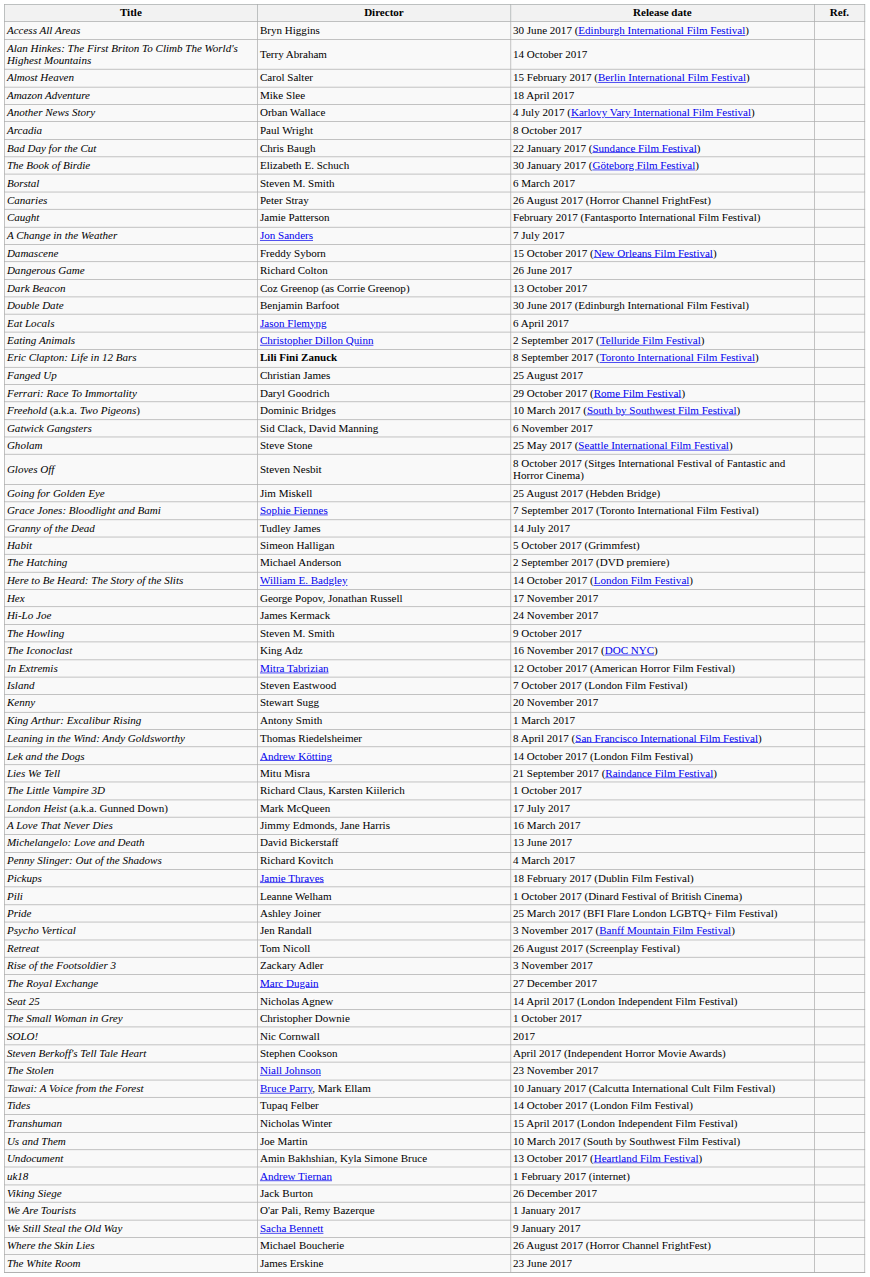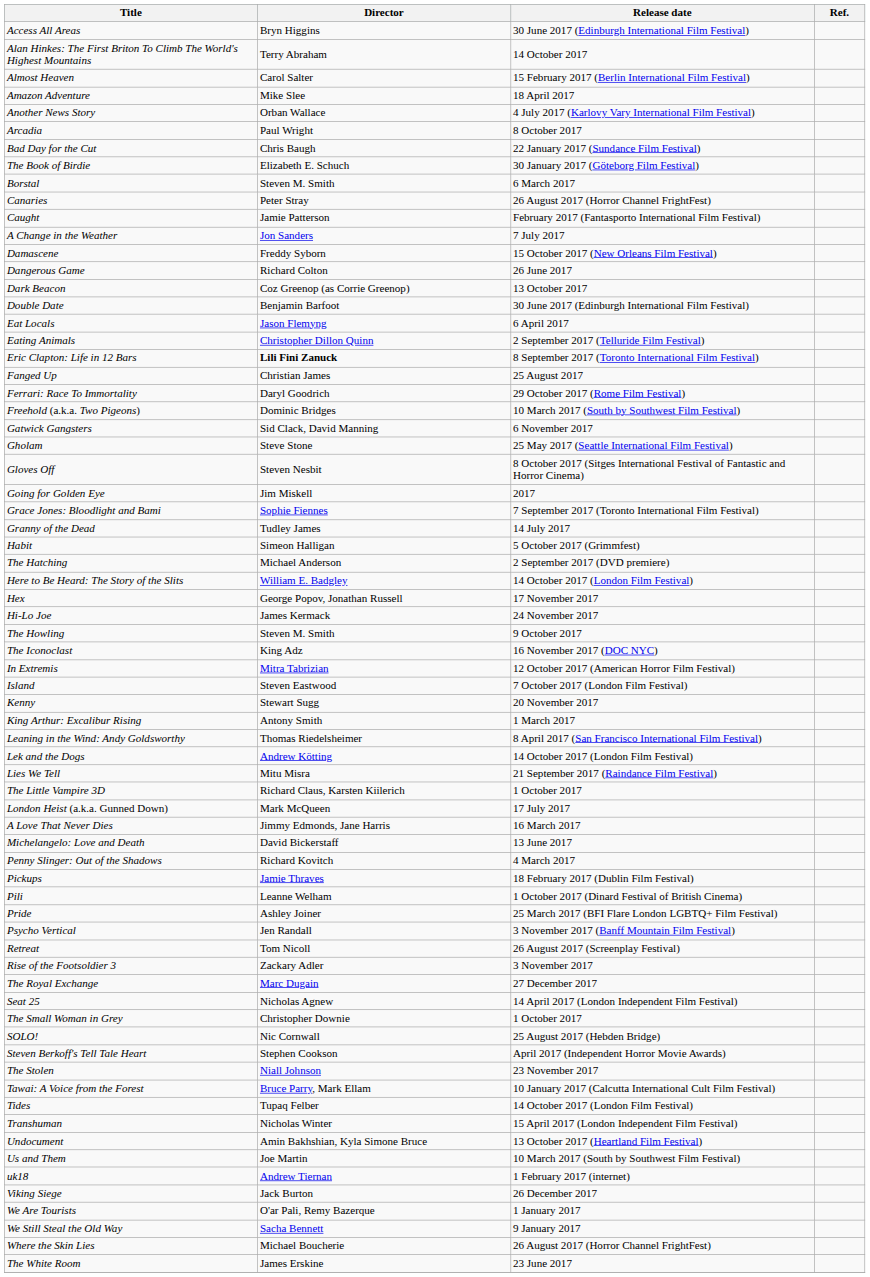(587, 493) 25 August 2017 (Hebden Bridge) -> (524, 493) 2017
(524, 1036) 2017 -> (587, 1036) 25 August 2017 (Hebden Bridge)
rows swapped: (35, 1158) <-> (36, 1141)
